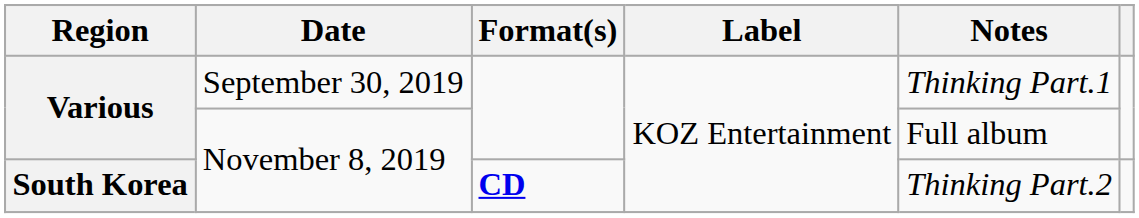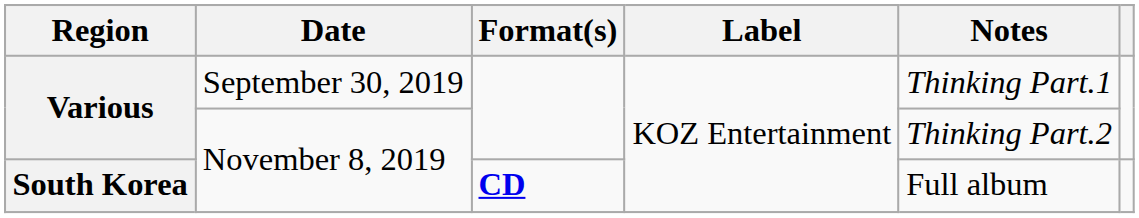(977, 133) Full album -> (1009, 133) Thinking Part.2
(1009, 184) Thinking Part.2 -> (977, 184) Full album
